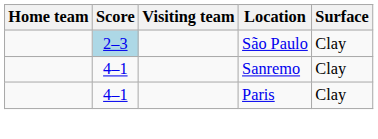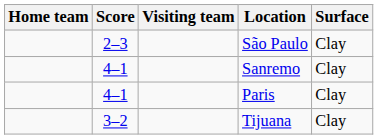(115, 43) lightblue background -> (115, 43) no background
+ row: (267, 120)
